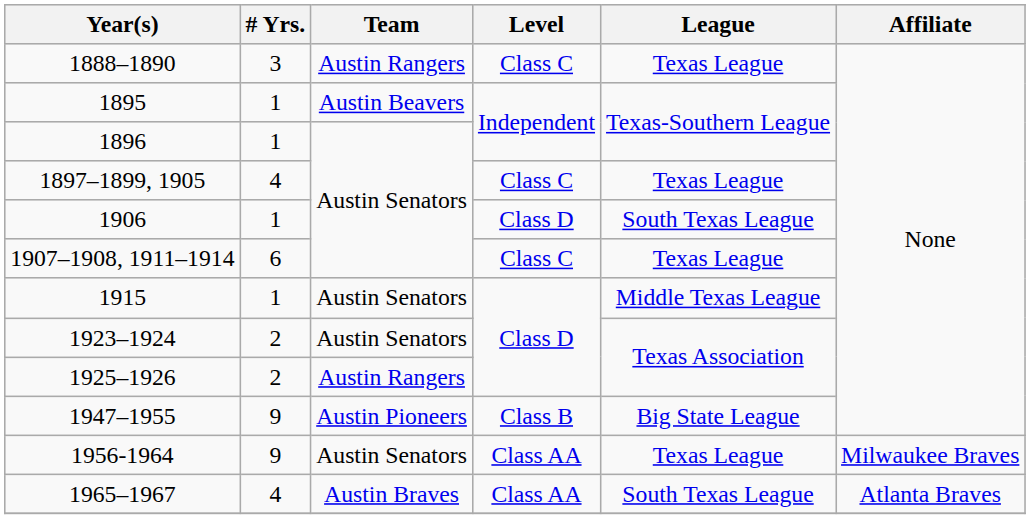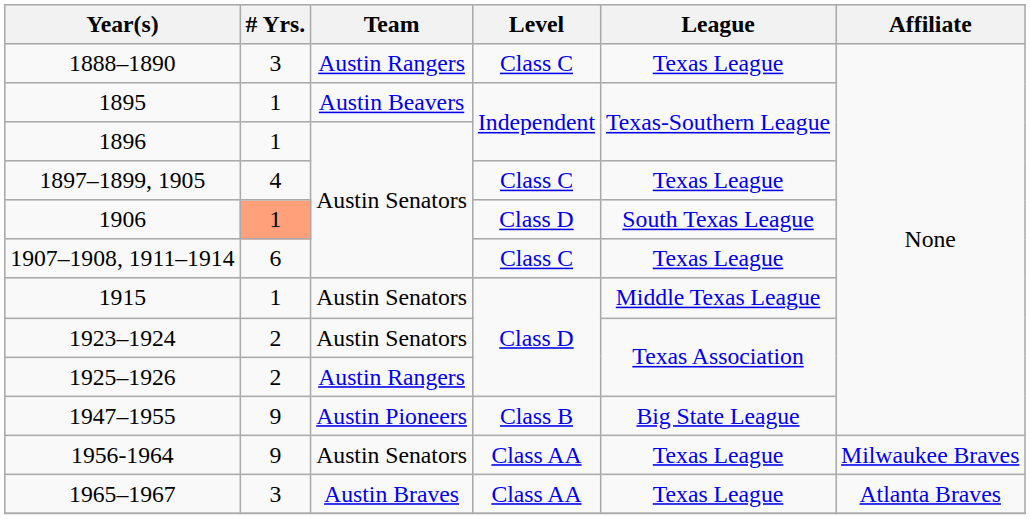(275, 219) no background -> (275, 219) lightsalmon background
(275, 493) 4 -> (275, 493) 3
(718, 493) South Texas League -> (718, 493) Texas League
